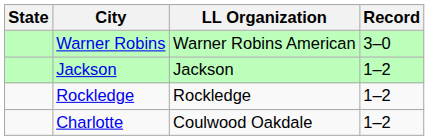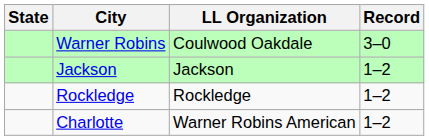(264, 43) Warner Robins American -> (243, 43) Coulwood Oakdale
(243, 122) Coulwood Oakdale -> (264, 122) Warner Robins American
